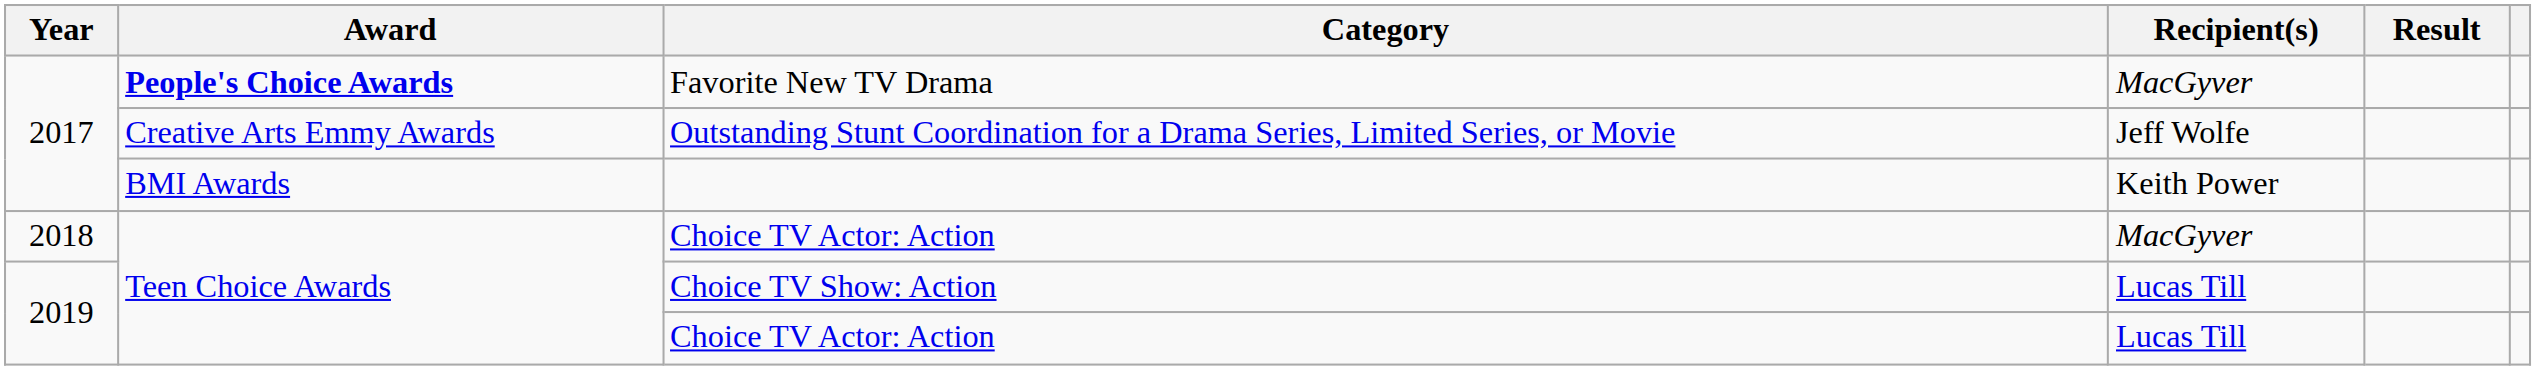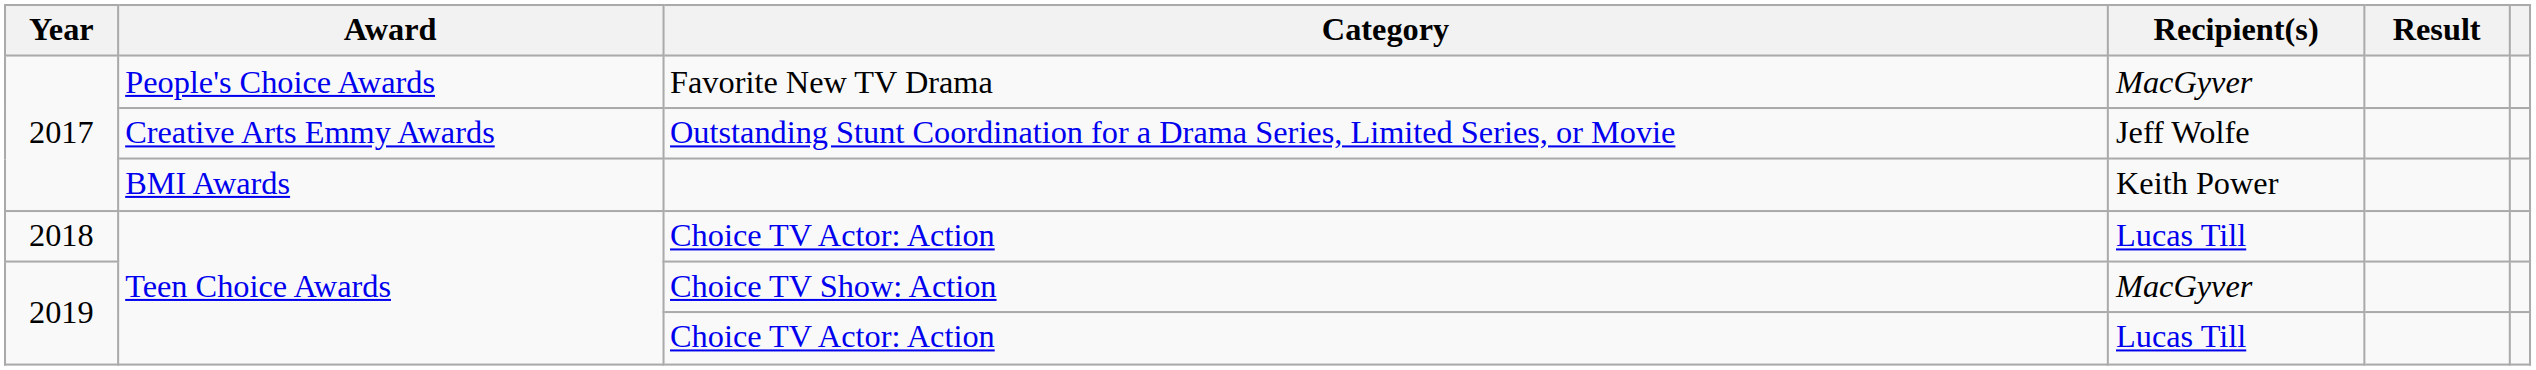(289, 81) bold -> (280, 81) normal
(2184, 235) MacGyver -> (2181, 235) Lucas Till
(2181, 286) Lucas Till -> (2184, 286) MacGyver
